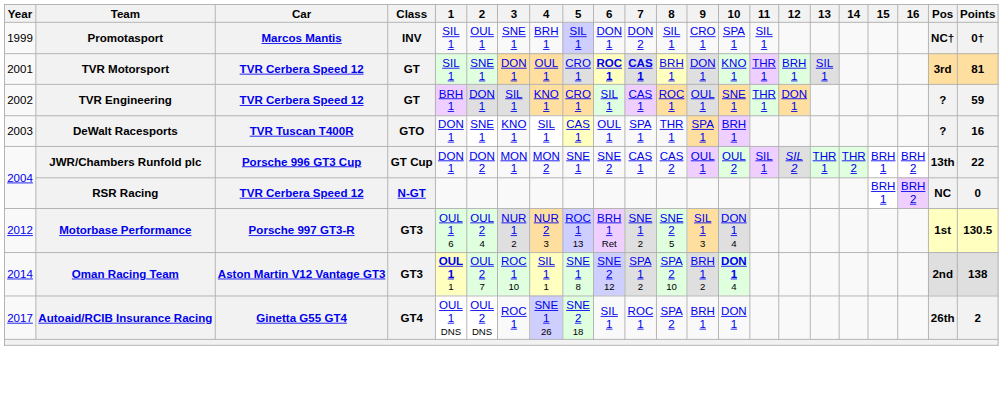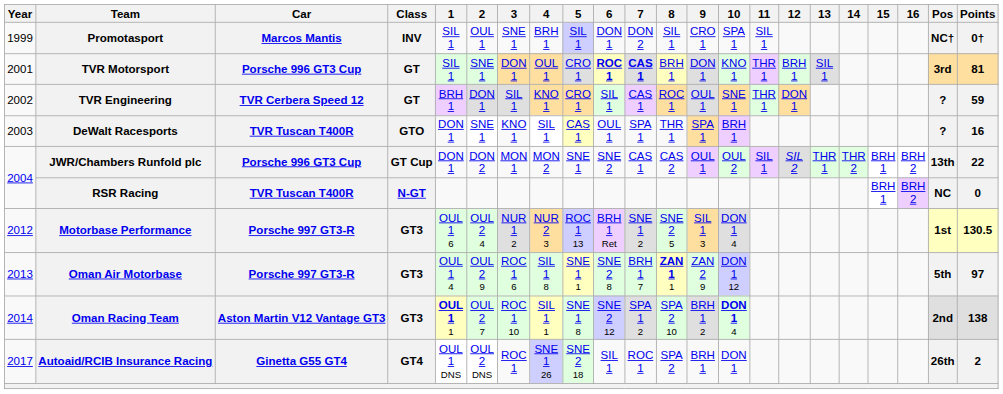(302, 69) TVR Cerbera Speed 12 -> (302, 69) Porsche 996 GT3 Cup
(302, 193) TVR Cerbera Speed 12 -> (302, 193) TVR Tuscan T400R
+ row: (125, 274)
